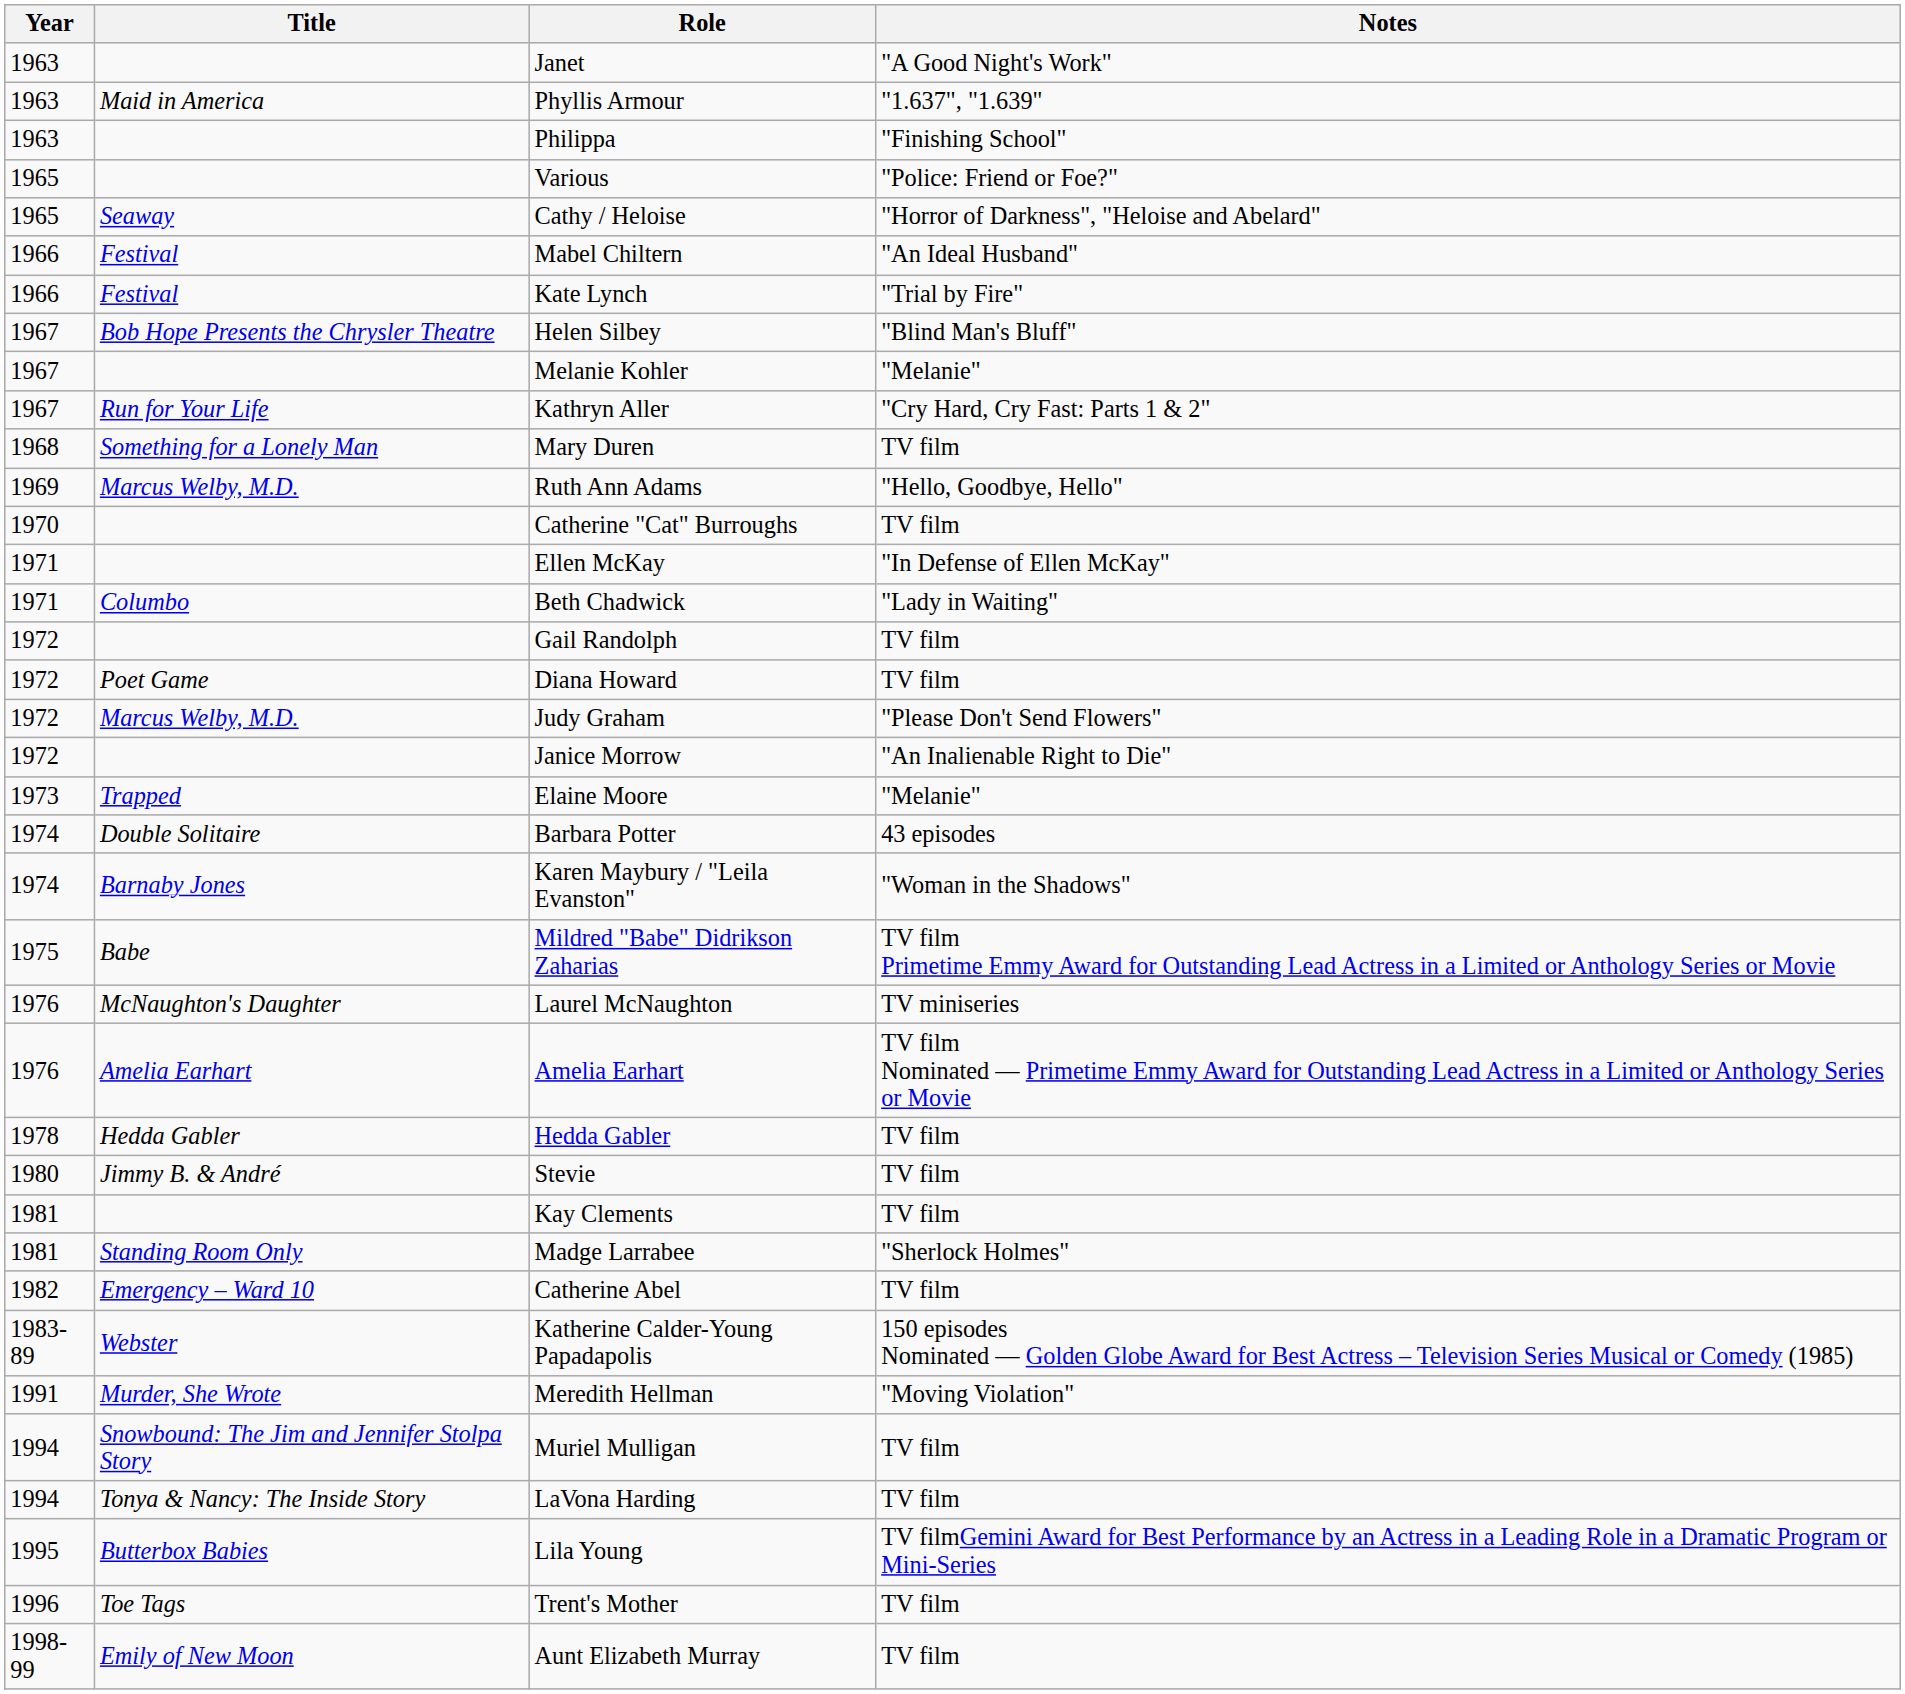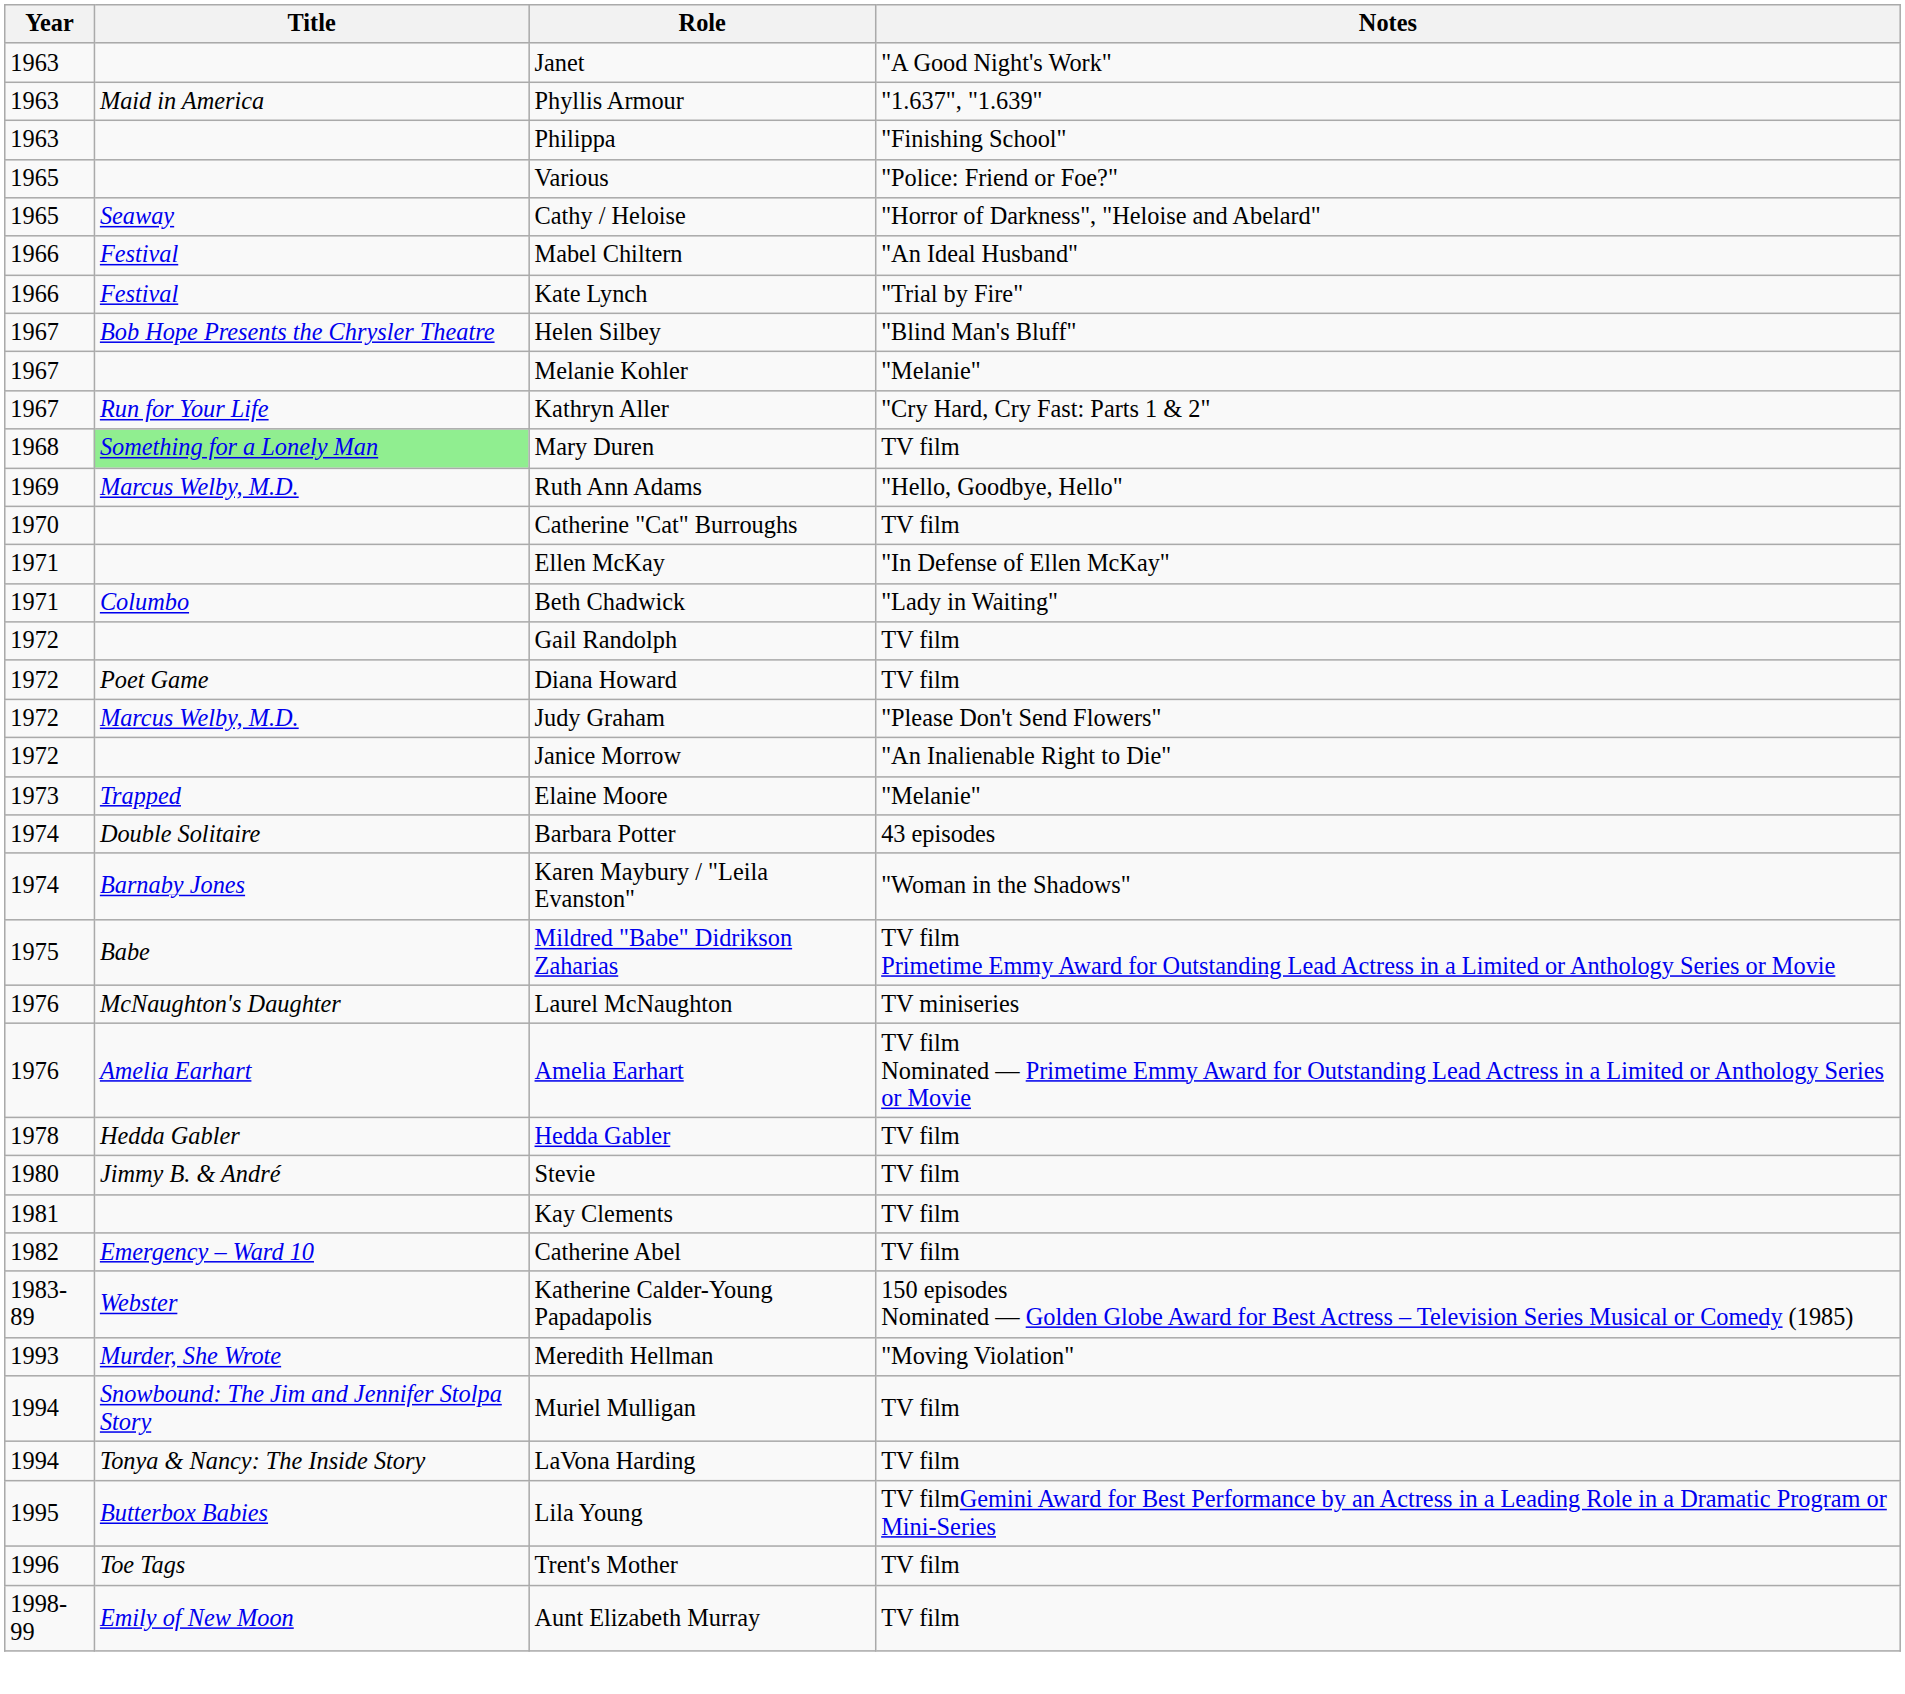(239, 448) no background -> (239, 448) lightgreen background
- row: (615, 1251)
(35, 1394) 1991 -> (35, 1356) 1993
